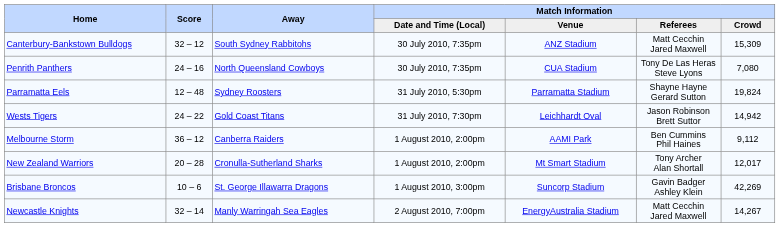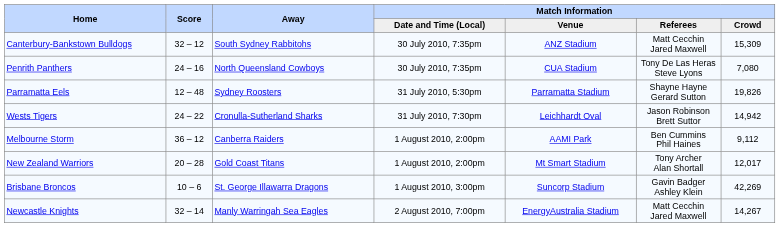(748, 92) 19,824 -> (748, 92) 19,826
(249, 116) Gold Coast Titans -> (268, 116) Cronulla-Sutherland Sharks
(268, 163) Cronulla-Sutherland Sharks -> (249, 163) Gold Coast Titans
